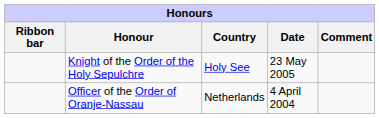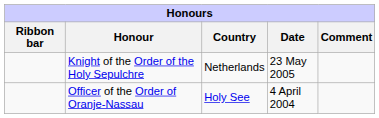(227, 67) Holy See -> (234, 67) Netherlands
(234, 98) Netherlands -> (227, 98) Holy See
